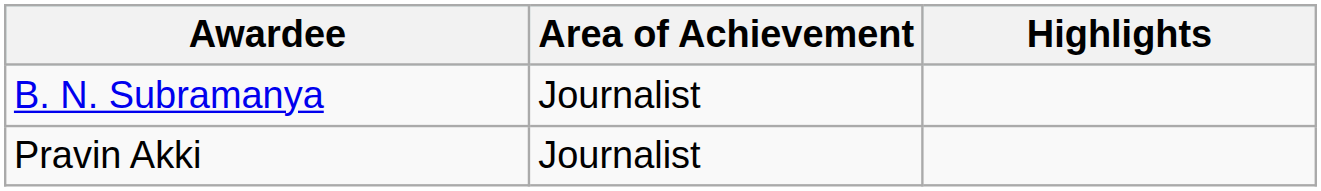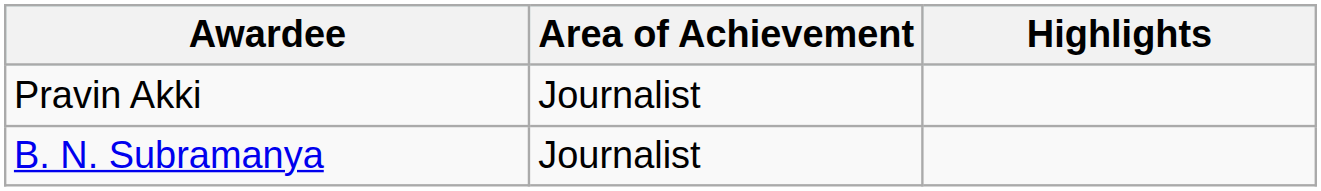rows swapped: (169, 94) <-> (108, 154)
